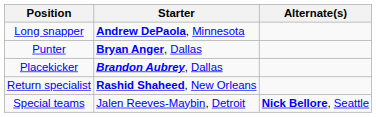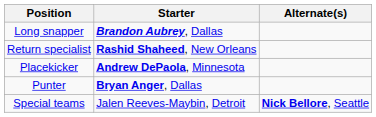(170, 31) Andrew DePaola, Minnesota -> (159, 31) Brandon Aubrey, Dallas
rows swapped: (49, 49) <-> (49, 85)
(159, 67) Brandon Aubrey, Dallas -> (170, 67) Andrew DePaola, Minnesota
